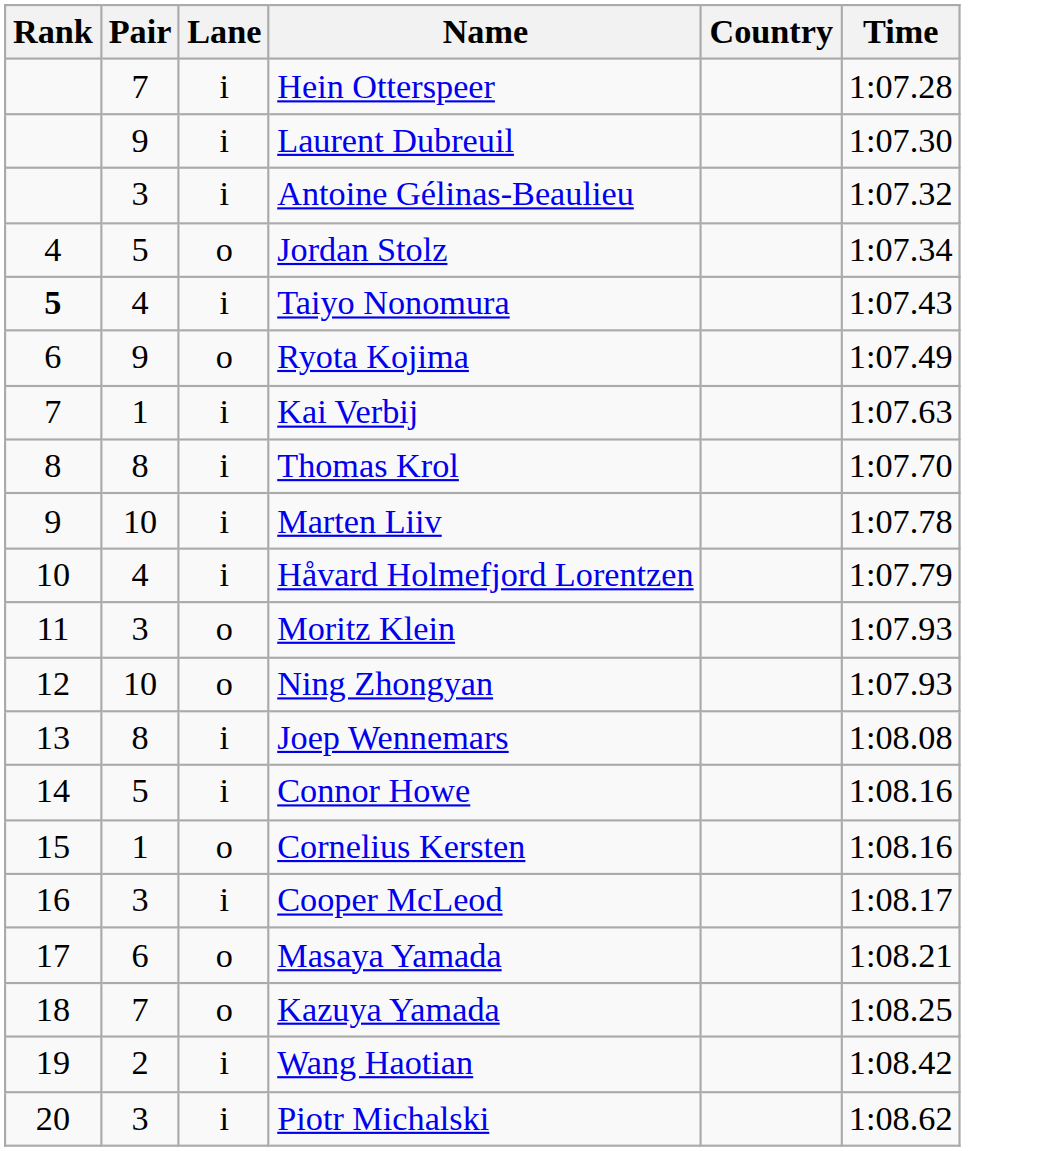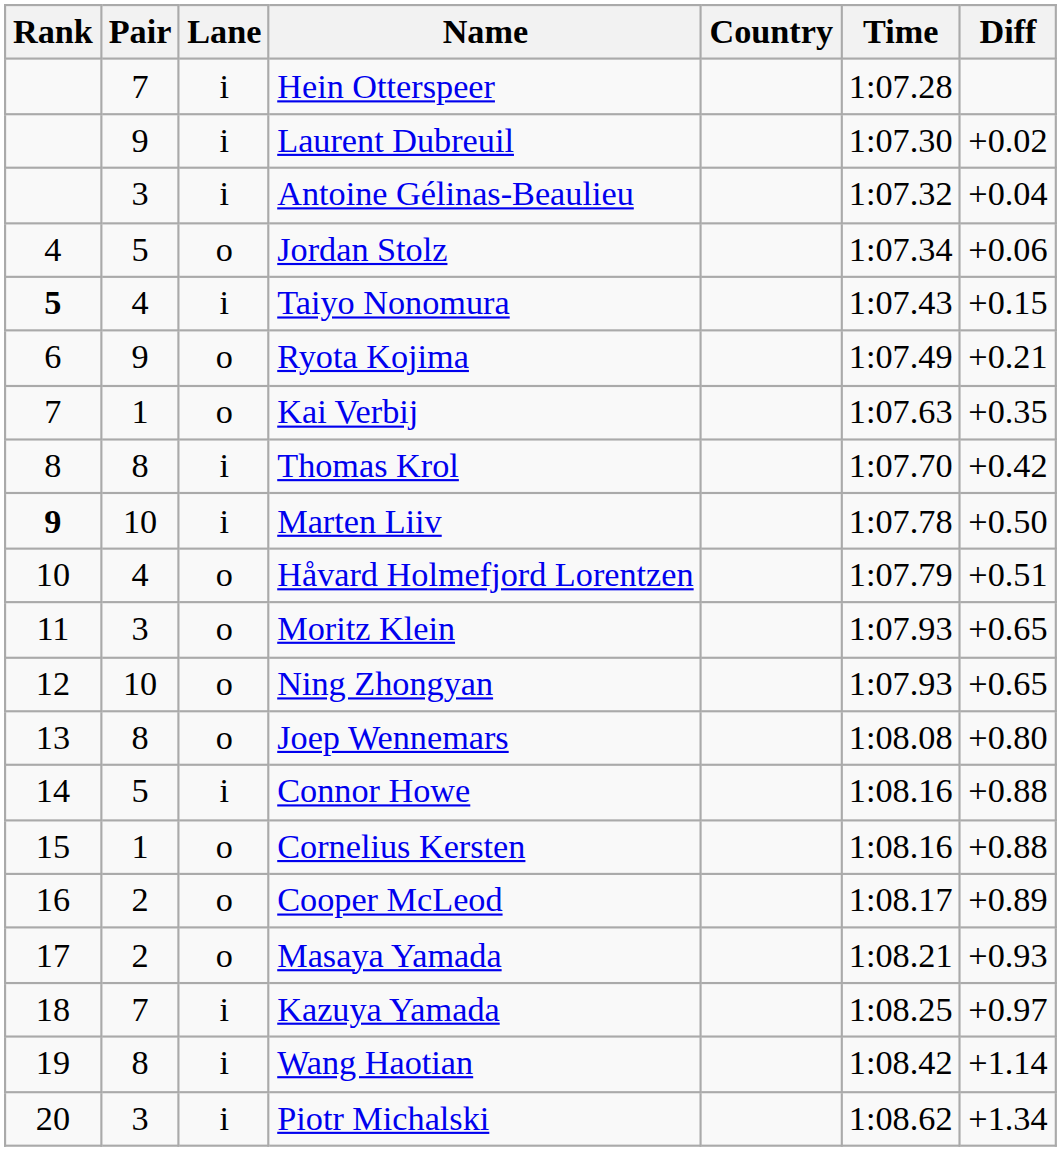+ column: (1008, 31)
(224, 411) i -> (224, 411) o
(53, 520) normal -> (53, 520) bold
(224, 574) i -> (224, 574) o
(224, 737) i -> (224, 737) o
(140, 900) 3 -> (140, 900) 2
(224, 900) i -> (224, 900) o
(140, 954) 6 -> (140, 954) 2
(224, 1009) o -> (224, 1009) i
(140, 1063) 2 -> (140, 1063) 8
